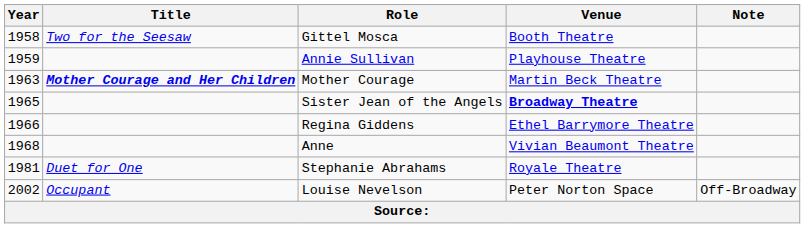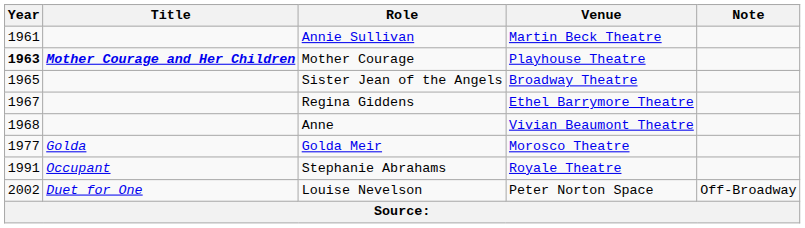- row: (350, 37)
(24, 59) 1959 -> (24, 37) 1961
(577, 59) Playhouse Theatre -> (585, 37) Martin Beck Theatre
(24, 81) normal -> (24, 59) bold
(585, 81) Martin Beck Theatre -> (577, 59) Playhouse Theatre
(573, 103) bold -> (573, 81) normal
(24, 125) 1966 -> (24, 103) 1967
+ row: (342, 146)
(24, 168) 1981 -> (24, 168) 1991
(94, 168) Duet for One -> (78, 168) Occupant
(78, 190) Occupant -> (94, 190) Duet for One
